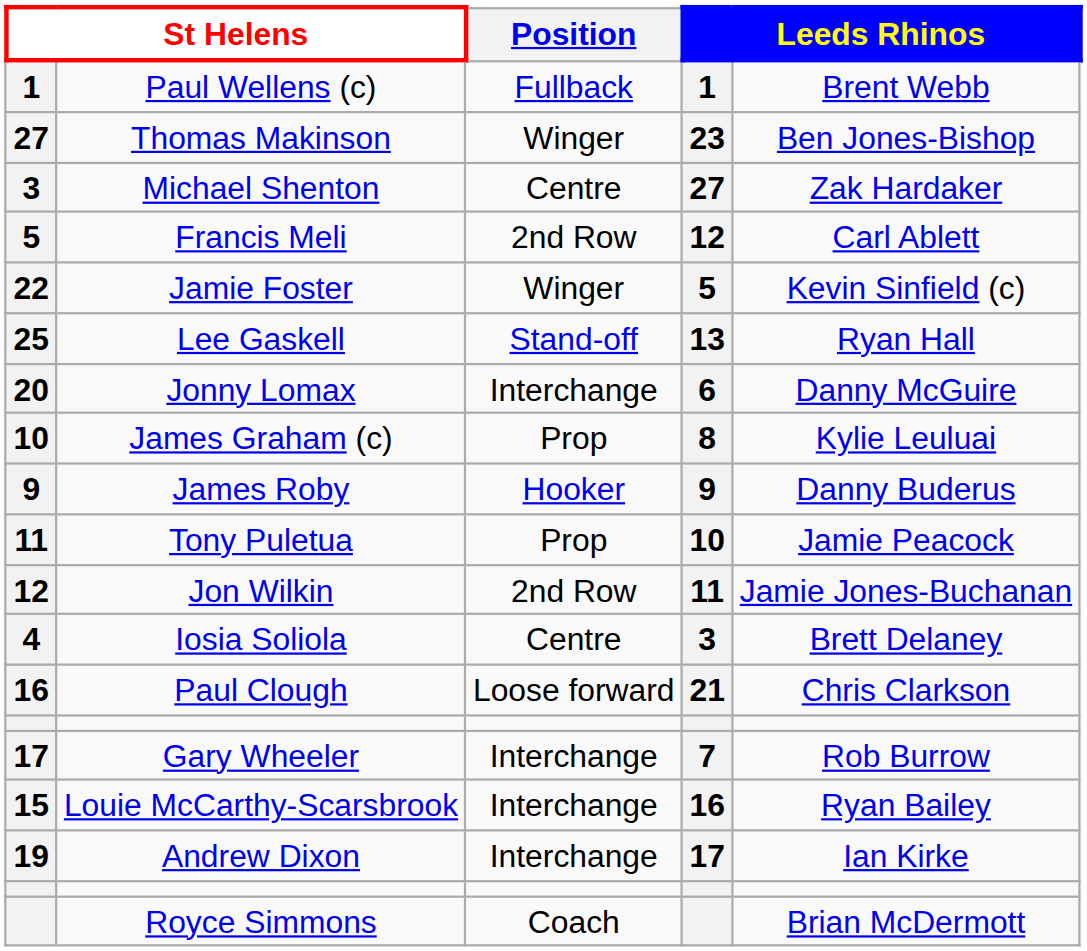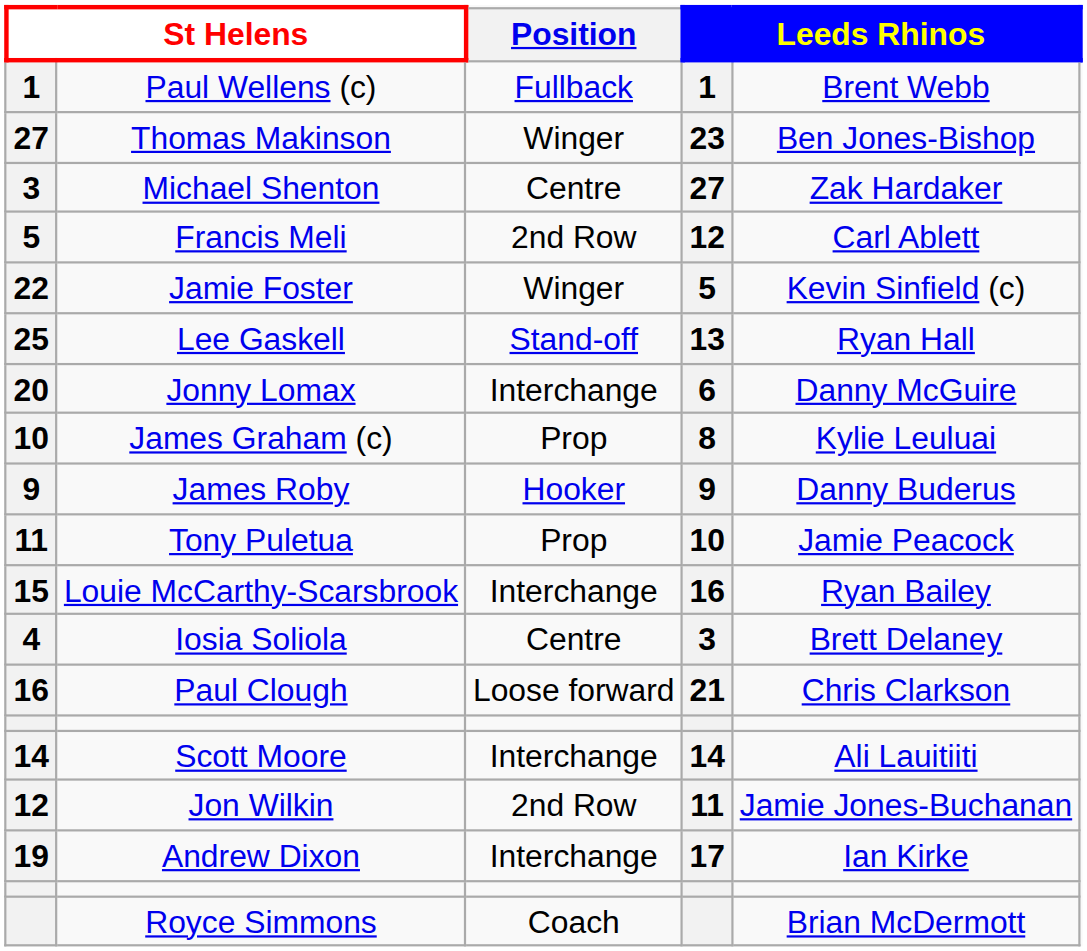rows swapped: (31, 590) <-> (31, 806)
- row: (31, 755)
+ row: (31, 755)
